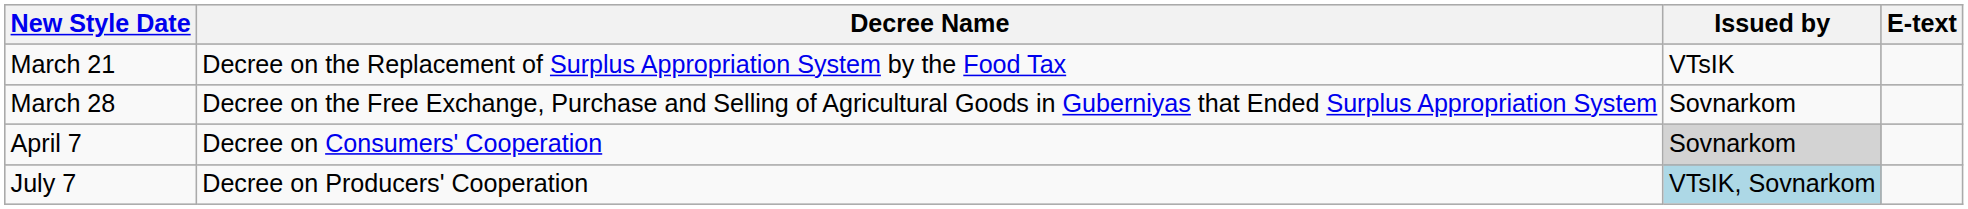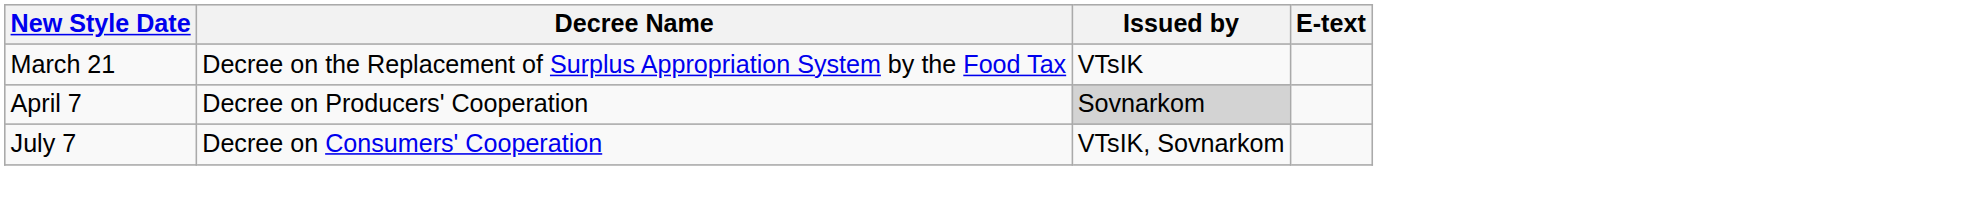- row: (63, 104)
(402, 143) Decree on Consumers' Cooperation -> (395, 104) Decree on Producers' Cooperation
(395, 183) Decree on Producers' Cooperation -> (402, 143) Decree on Consumers' Cooperation
(1772, 183) lightblue background -> (1181, 143) no background
